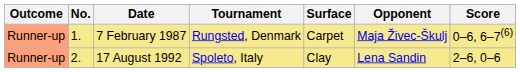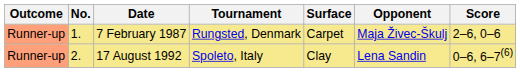(483, 35) 0–6, 6–7(6) -> (477, 33) 2–6, 0–6
(477, 57) 2–6, 0–6 -> (483, 55) 0–6, 6–7(6)
